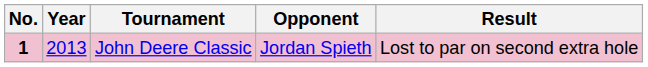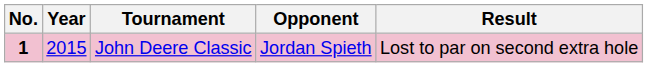(66, 48) 2013 -> (66, 48) 2015
